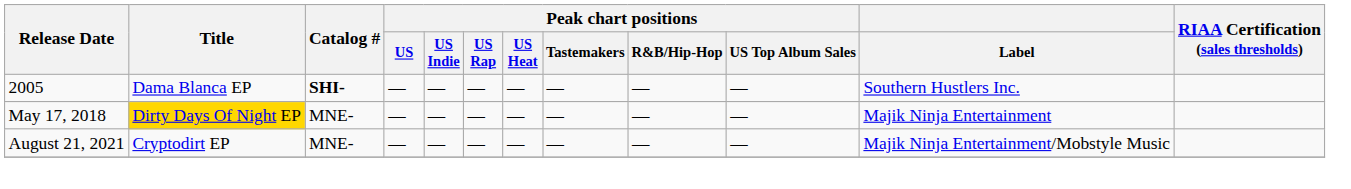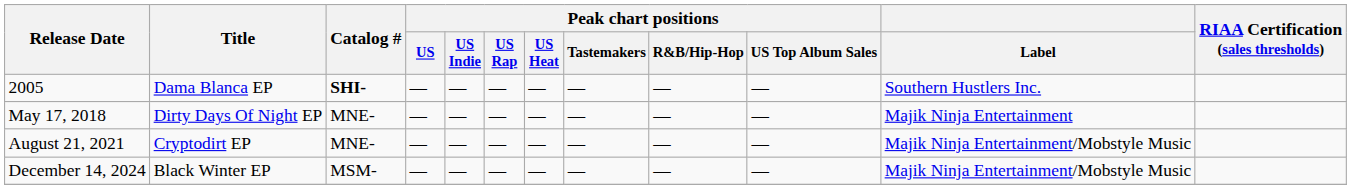(217, 115) gold background -> (238, 115) no background
+ row: (77, 170)
